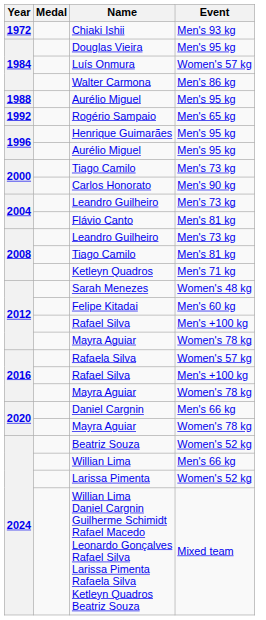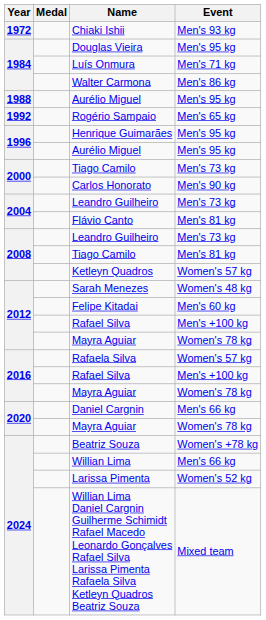(215, 64) Women's 57 kg -> (206, 64) Men's 71 kg
(206, 271) Men's 71 kg -> (215, 271) Women's 57 kg
(215, 444) Women's 52 kg -> (218, 444) Women's +78 kg
